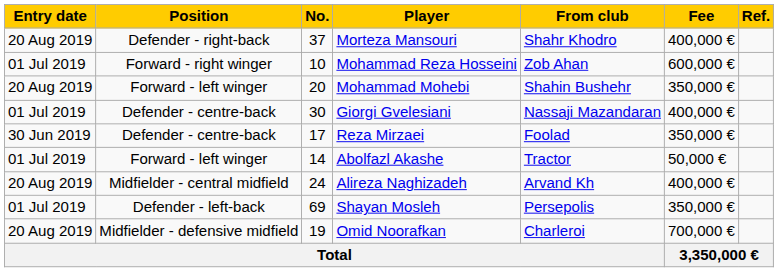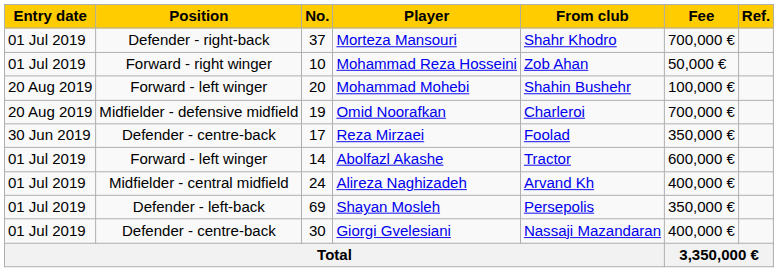(50, 40) 20 Aug 2019 -> (47, 40) 01 Jul 2019
(701, 40) 400,000 € -> (701, 40) 700,000 €
(701, 64) 600,000 € -> (697, 64) 50,000 €
(701, 87) 350,000 € -> (701, 87) 100,000 €
rows swapped: (394, 111) <-> (391, 231)
(697, 159) 50,000 € -> (701, 159) 600,000 €
(50, 183) 20 Aug 2019 -> (47, 183) 01 Jul 2019
